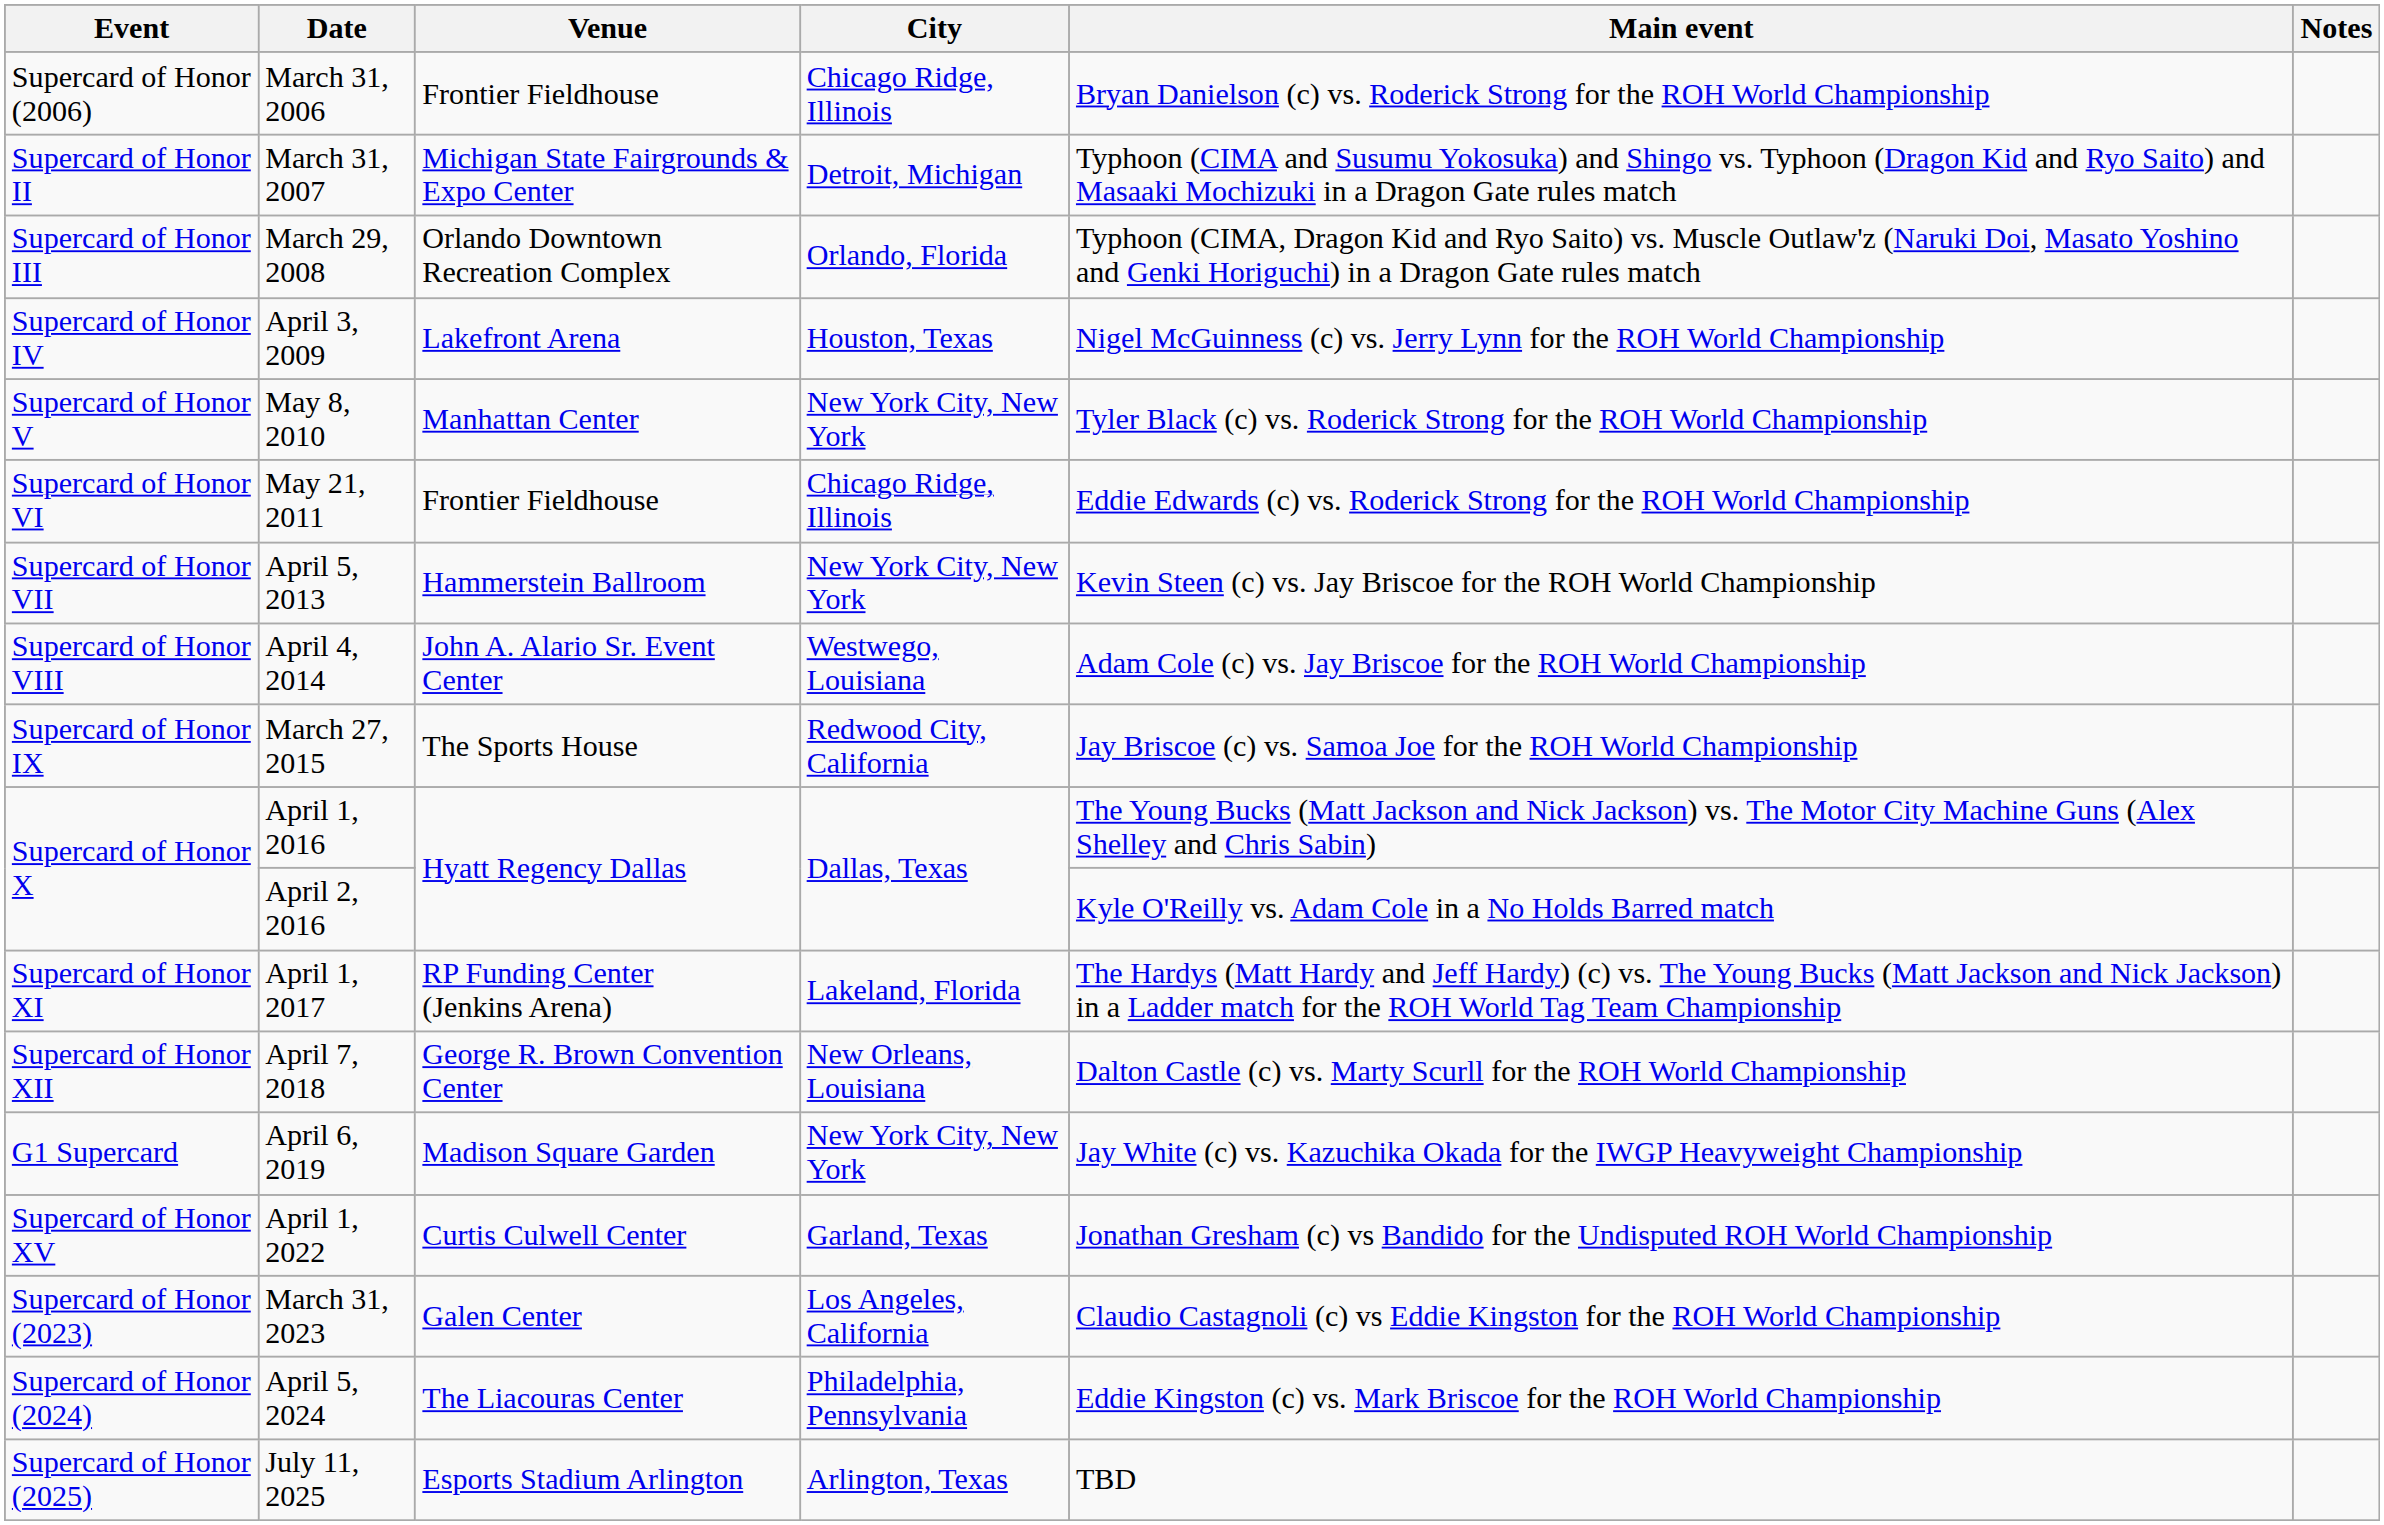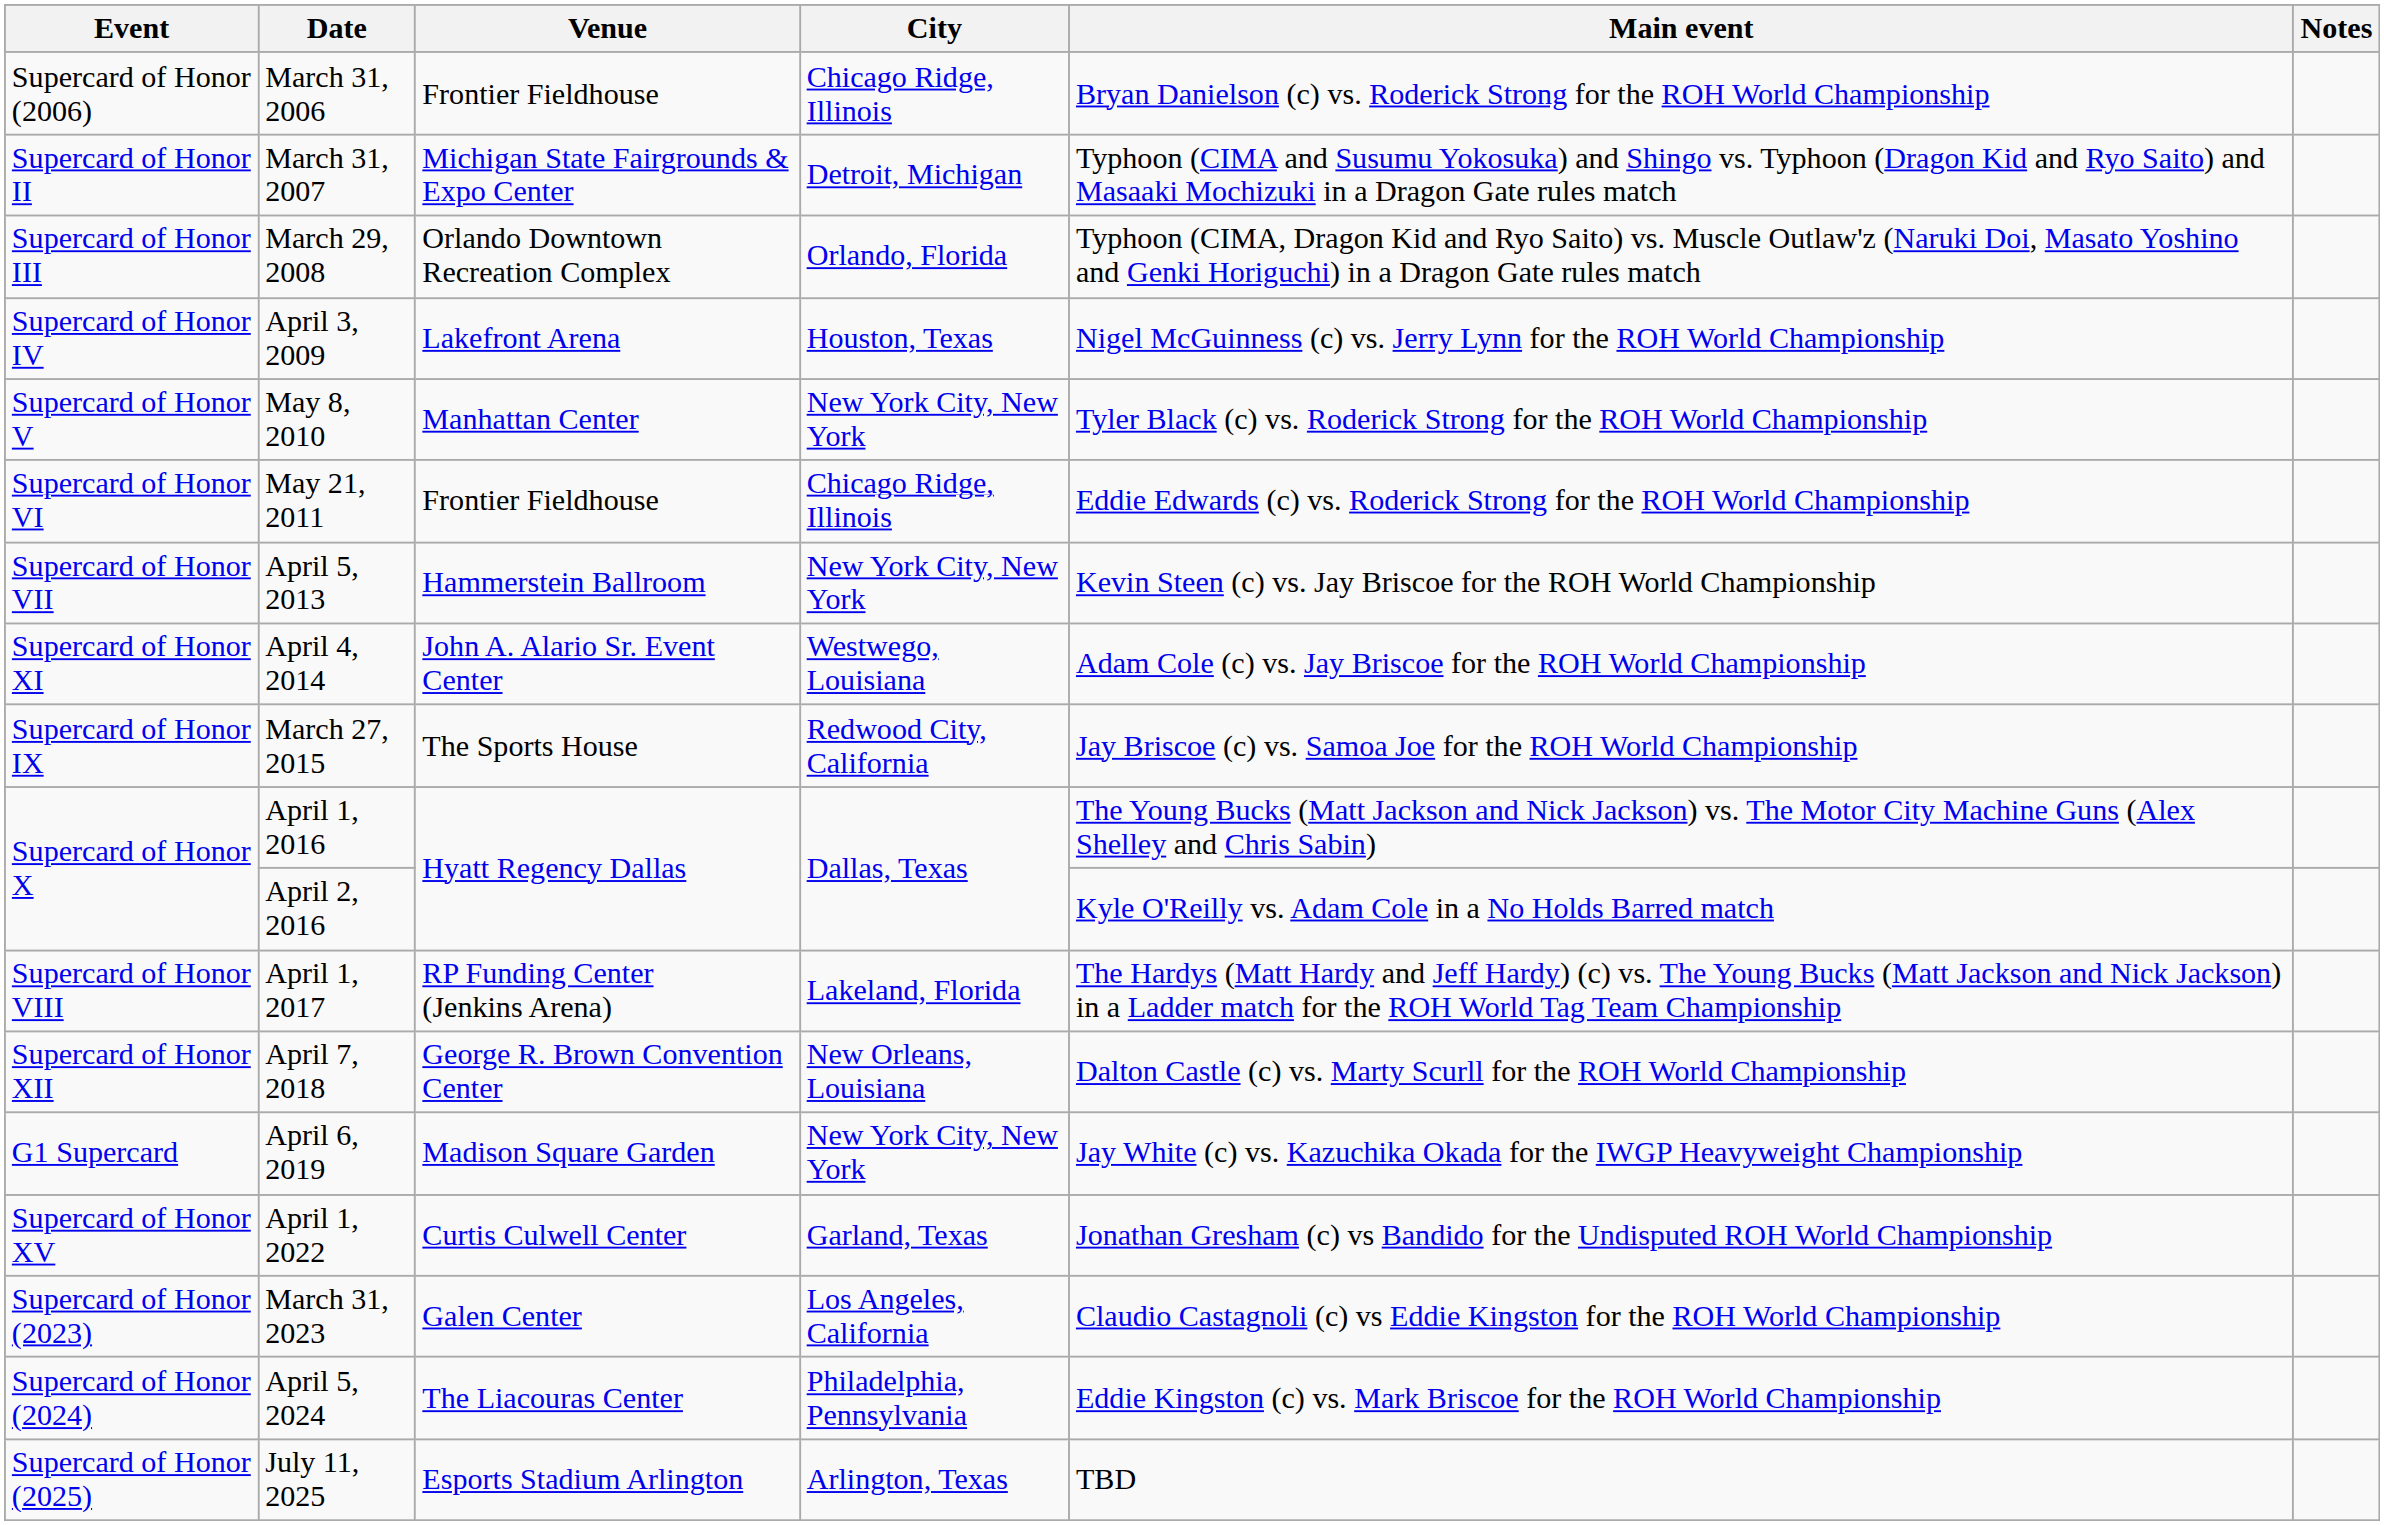(131, 663) Supercard of Honor VIII -> (131, 663) Supercard of Honor XI
(131, 989) Supercard of Honor XI -> (131, 989) Supercard of Honor VIII
